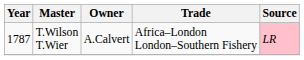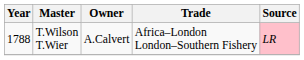(19, 38) 1787 -> (19, 38) 1788
